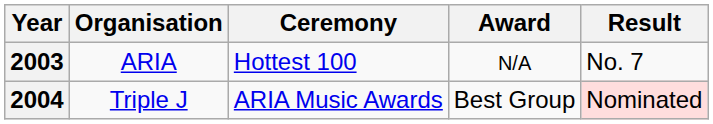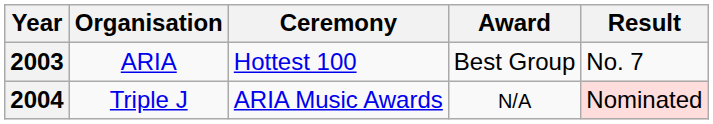(515, 63) N/A -> (515, 61) Best Group
(515, 99) Best Group -> (515, 101) N/A
